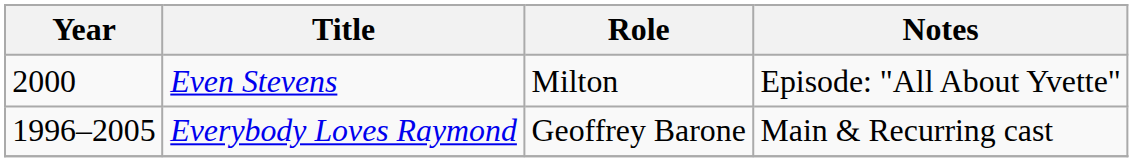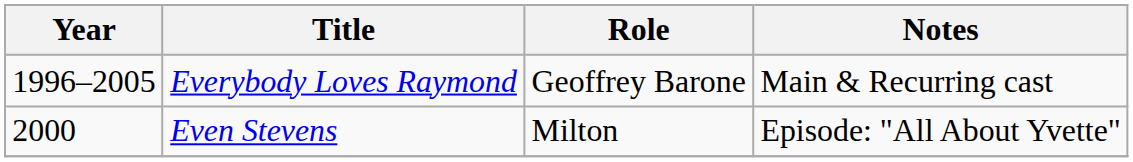rows swapped: (344, 130) <-> (254, 80)
